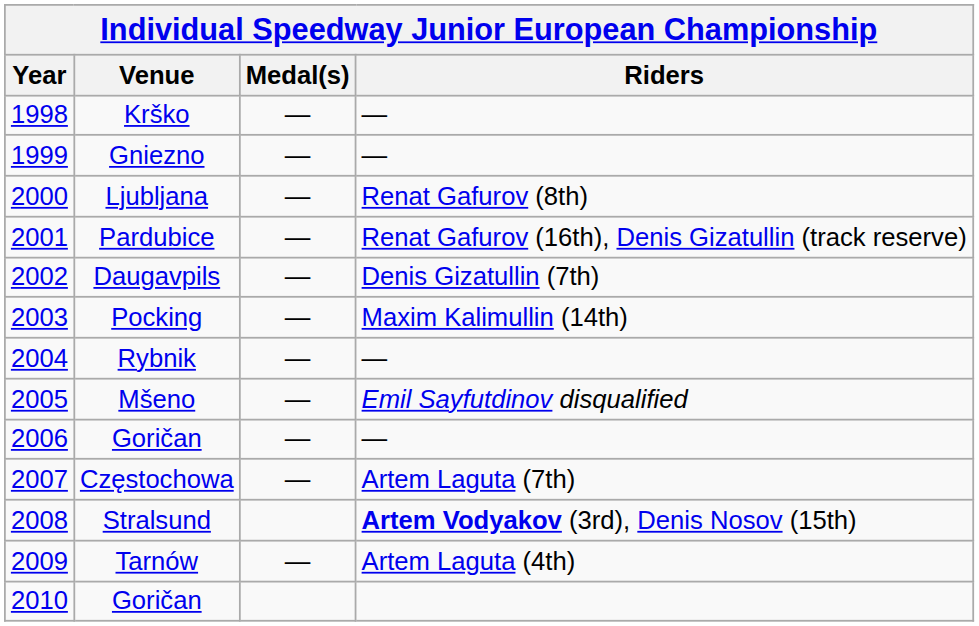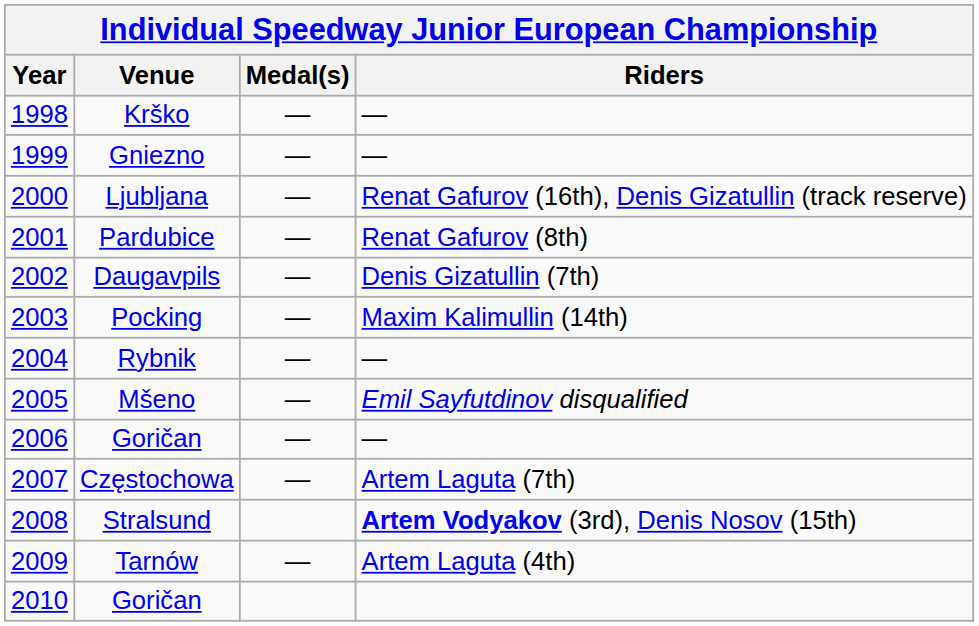(475, 196) Renat Gafurov (8th) -> (664, 196) Renat Gafurov (16th), Denis Gizatullin (track reserve)
(664, 237) Renat Gafurov (16th), Denis Gizatullin (track reserve) -> (475, 237) Renat Gafurov (8th)
